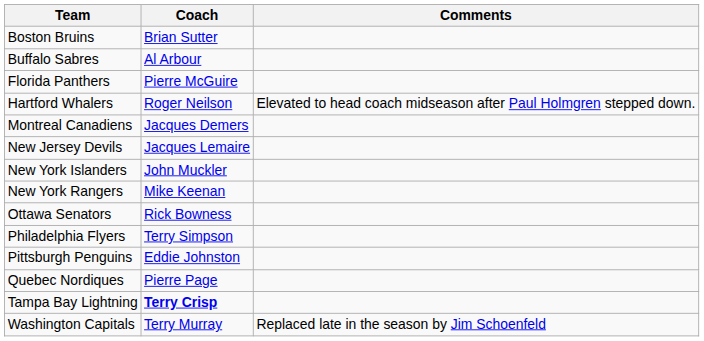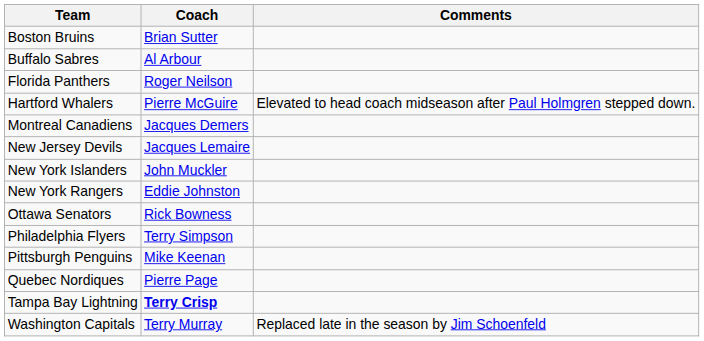(191, 81) Pierre McGuire -> (188, 81) Roger Neilson
(188, 103) Roger Neilson -> (191, 103) Pierre McGuire
(185, 192) Mike Keenan -> (192, 192) Eddie Johnston
(192, 258) Eddie Johnston -> (185, 258) Mike Keenan
